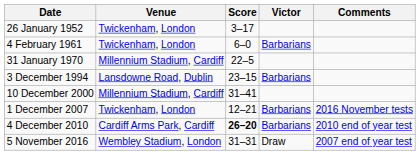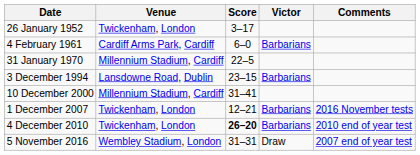(147, 45) Twickenham, London -> (156, 45) Cardiff Arms Park, Cardiff
(156, 126) Cardiff Arms Park, Cardiff -> (147, 126) Twickenham, London
